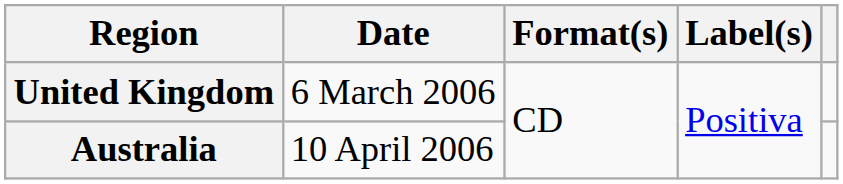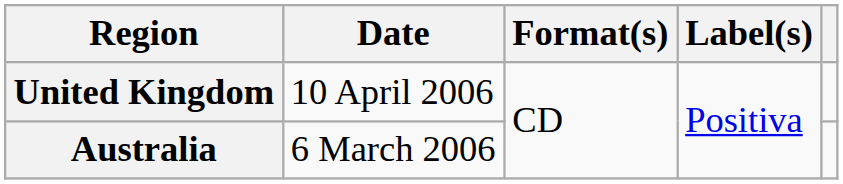(393, 91) 6 March 2006 -> (392, 91) 10 April 2006
(392, 149) 10 April 2006 -> (393, 149) 6 March 2006
